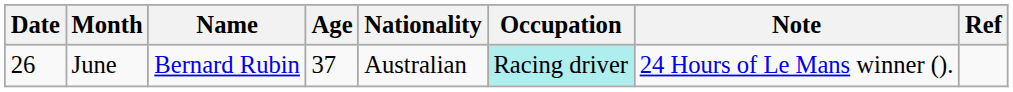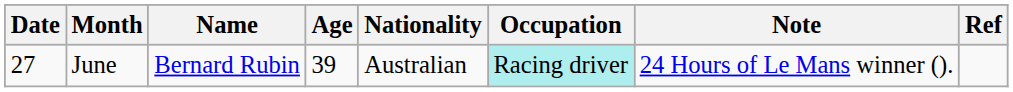(23, 65) 26 -> (23, 65) 27
(324, 65) 37 -> (324, 65) 39
